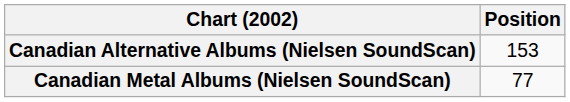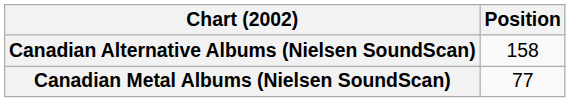(523, 50) 153 -> (523, 50) 158
